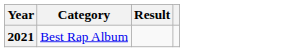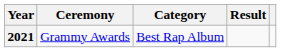+ column: (85, 15)
